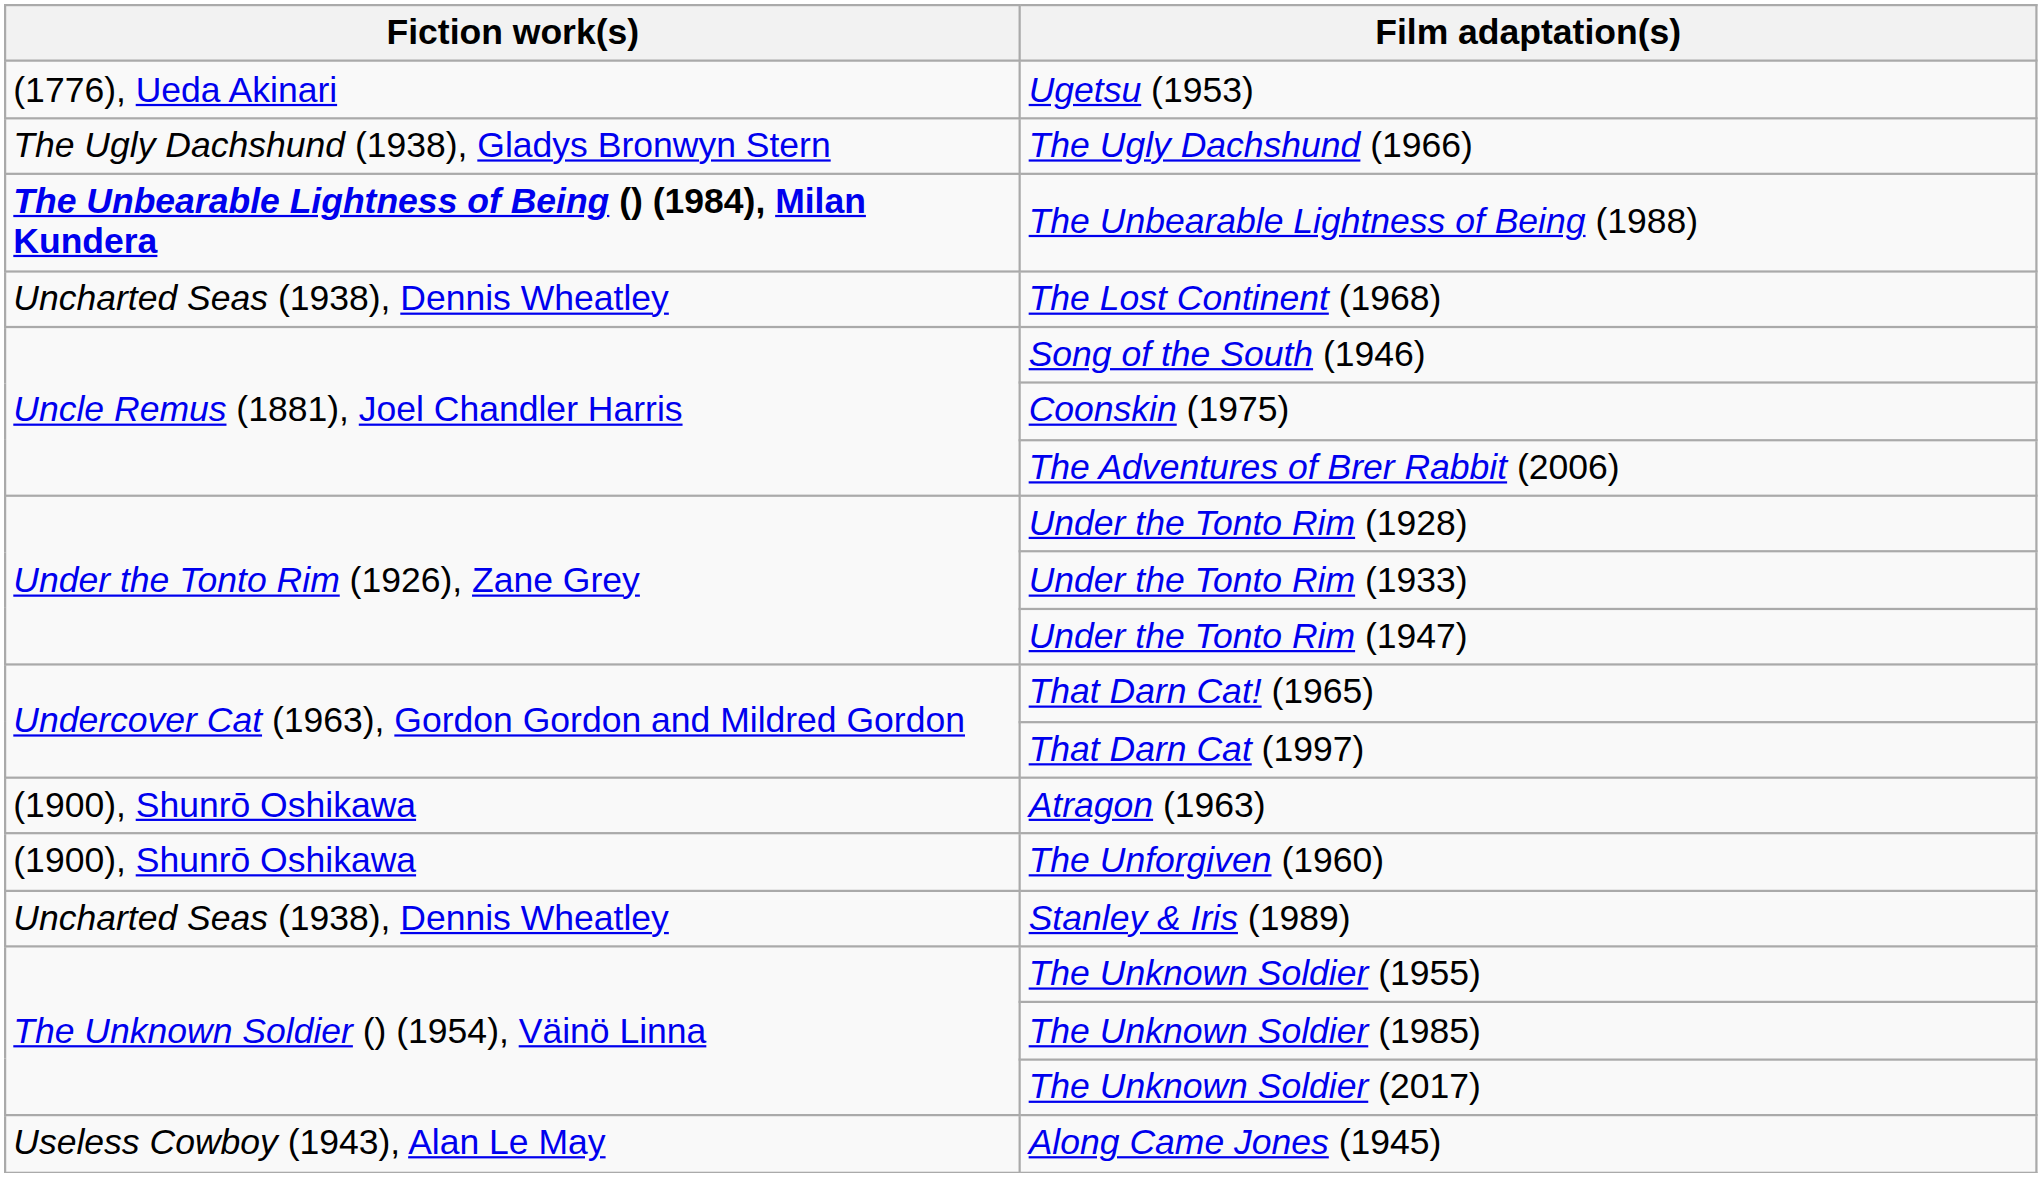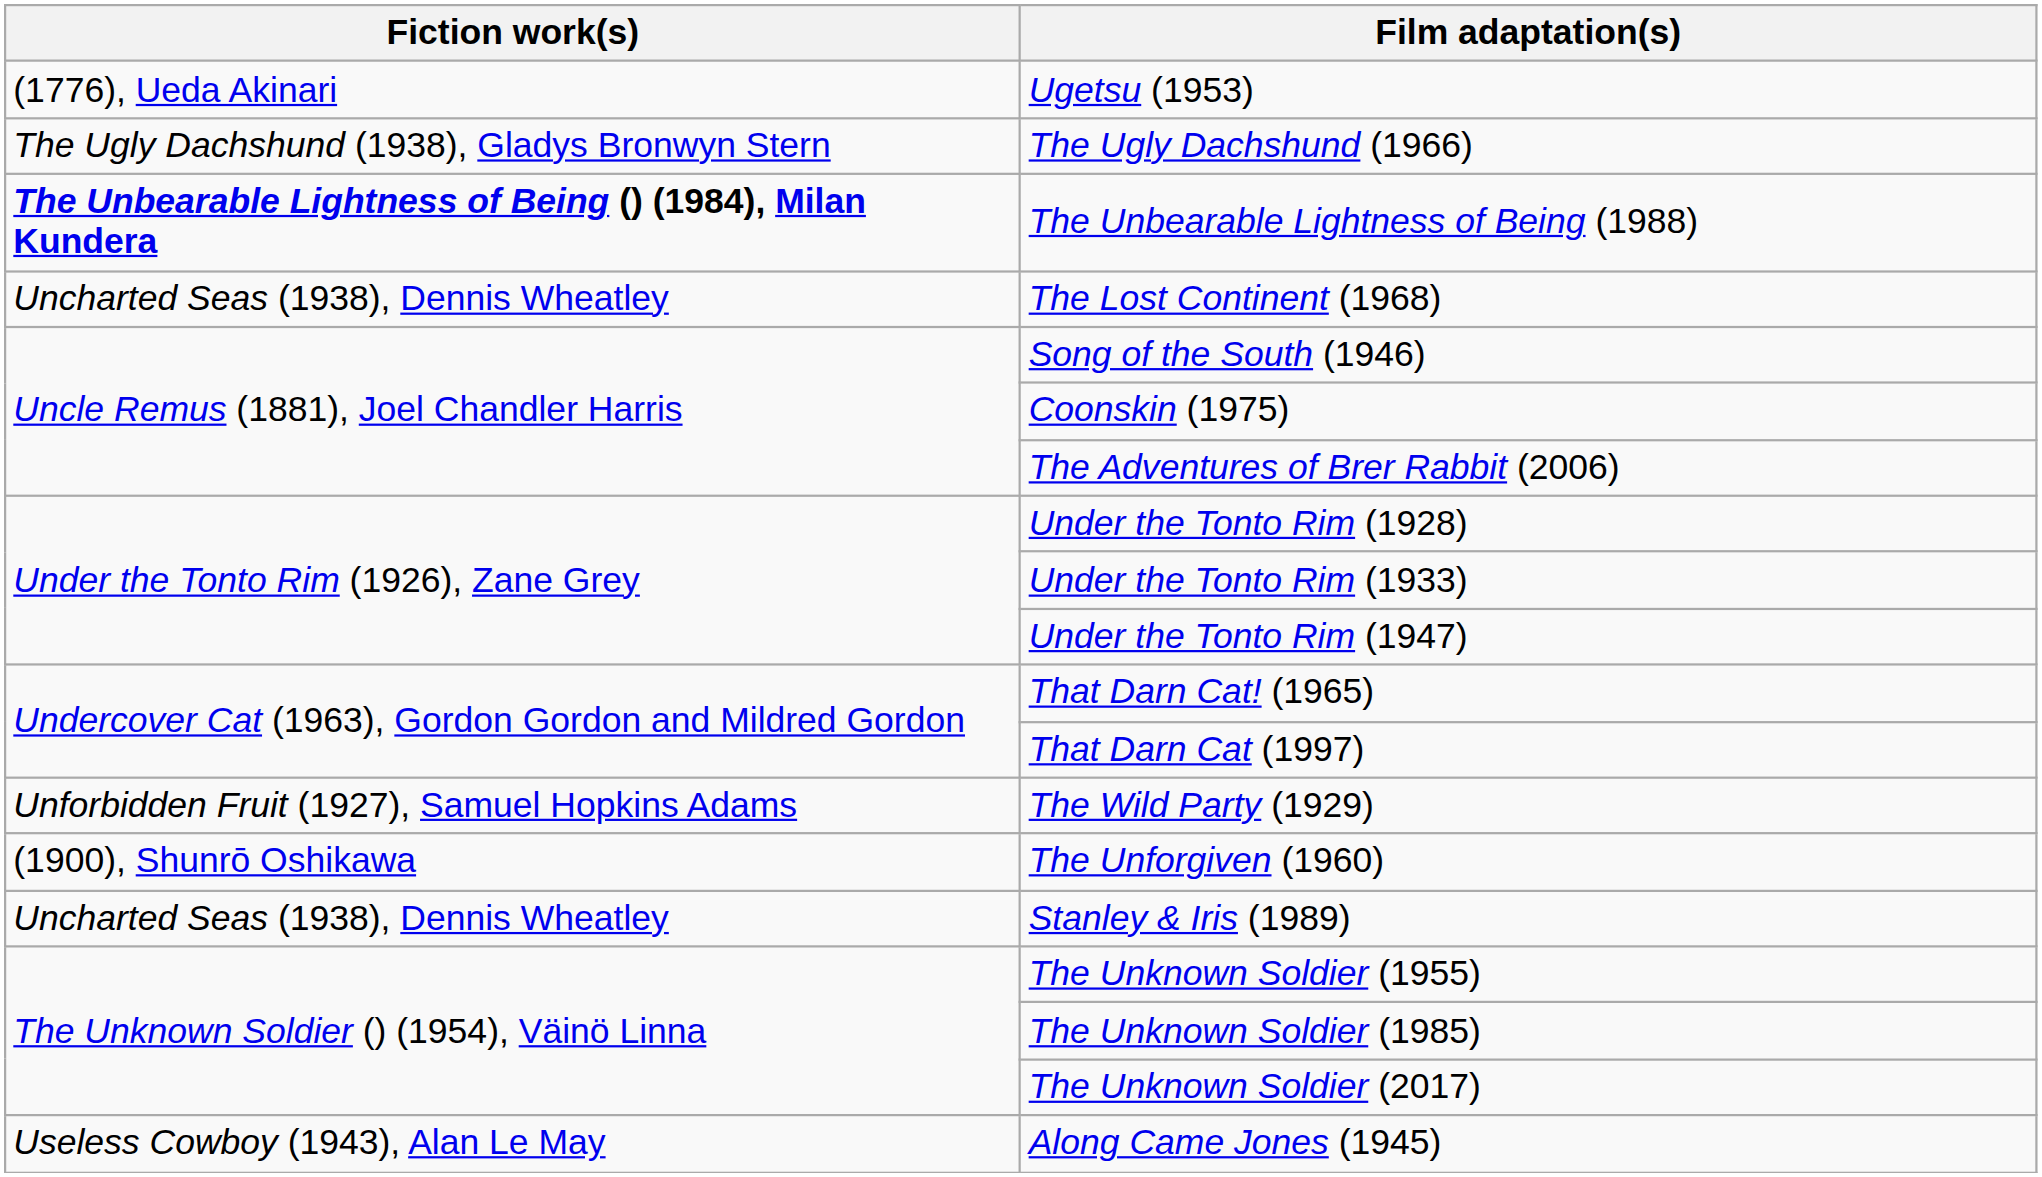- row: (1147, 804)
+ row: (1201, 804)
